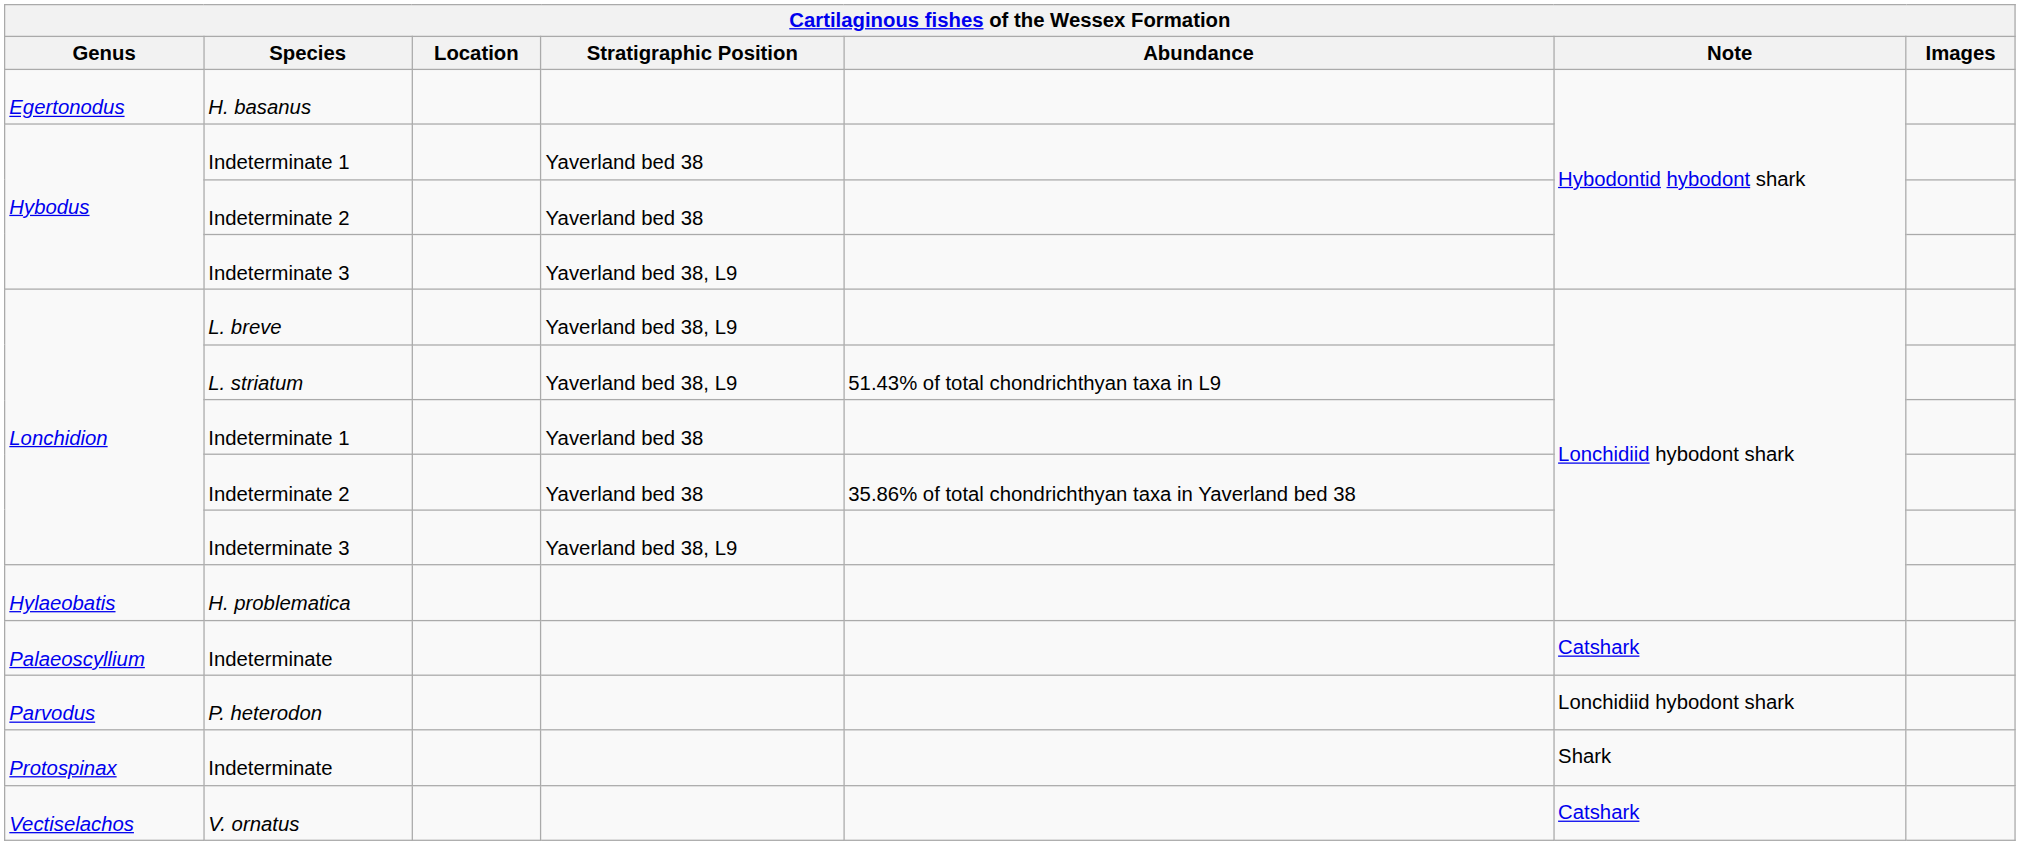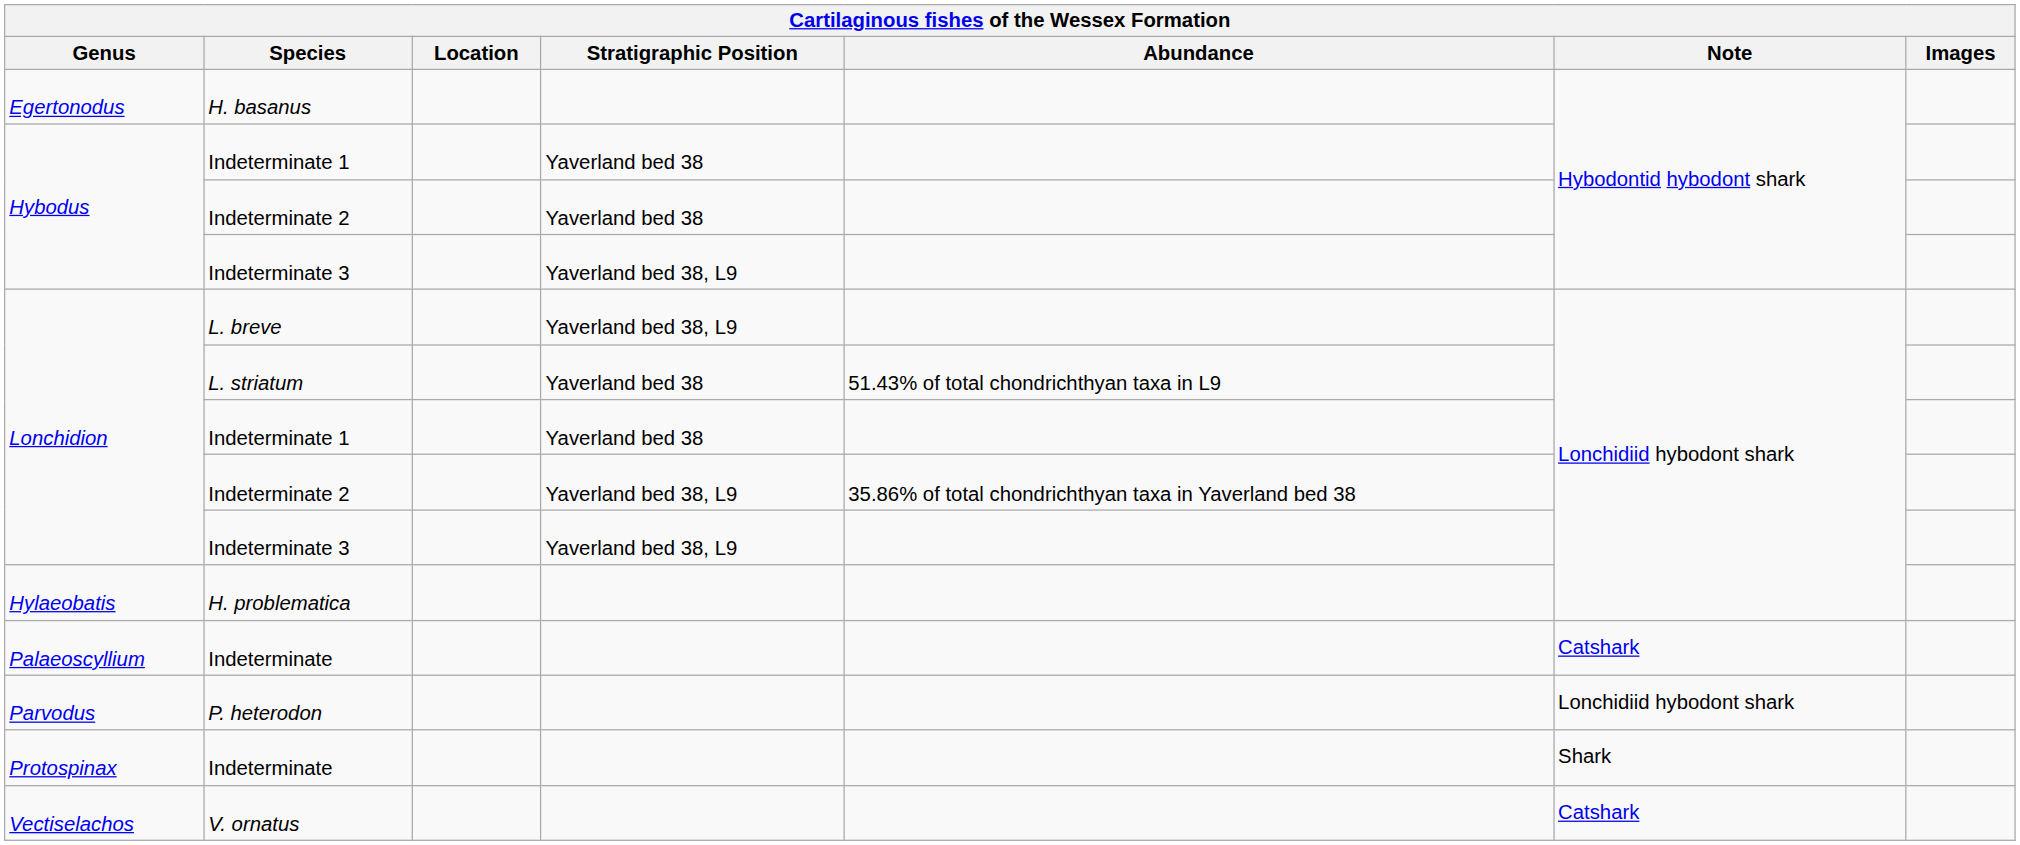(641, 383) Yaverland bed 38, L9 -> (624, 383) Yaverland bed 38
(624, 493) Yaverland bed 38 -> (641, 493) Yaverland bed 38, L9
